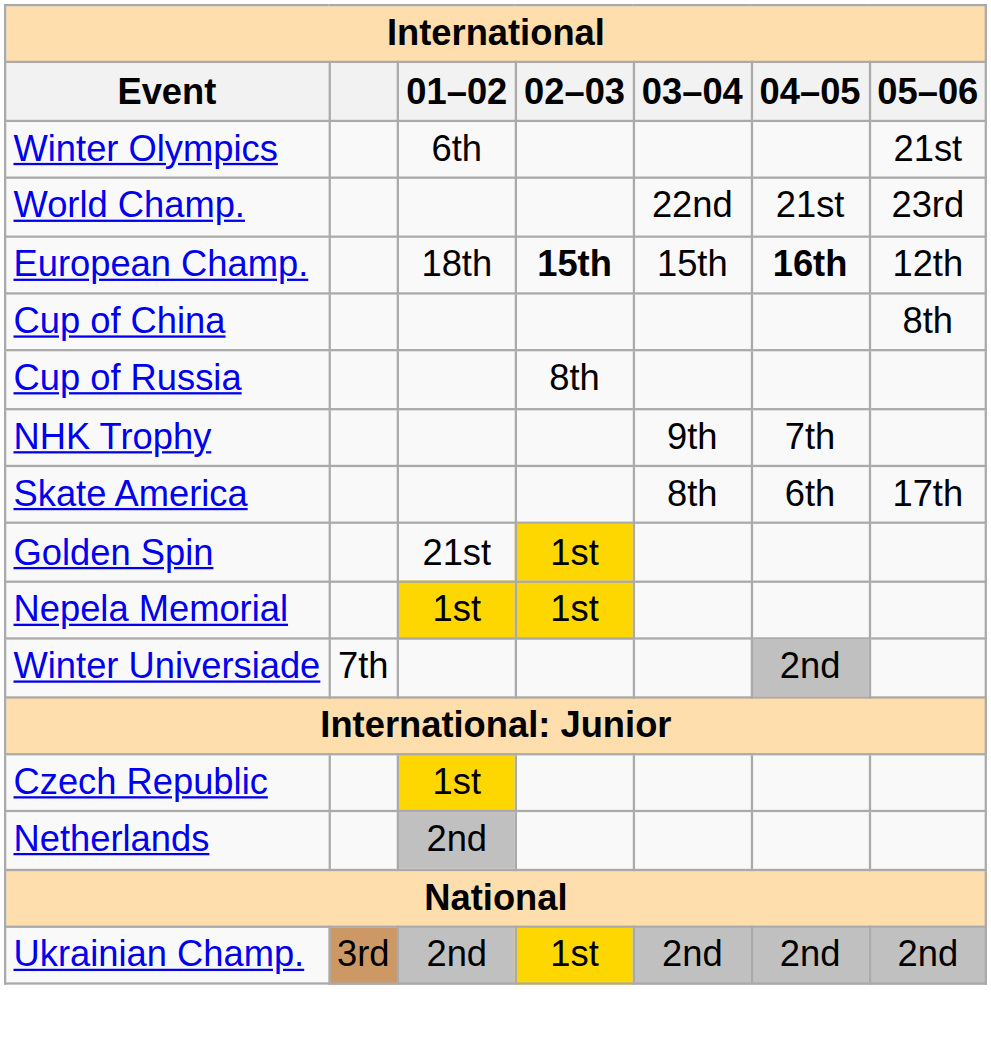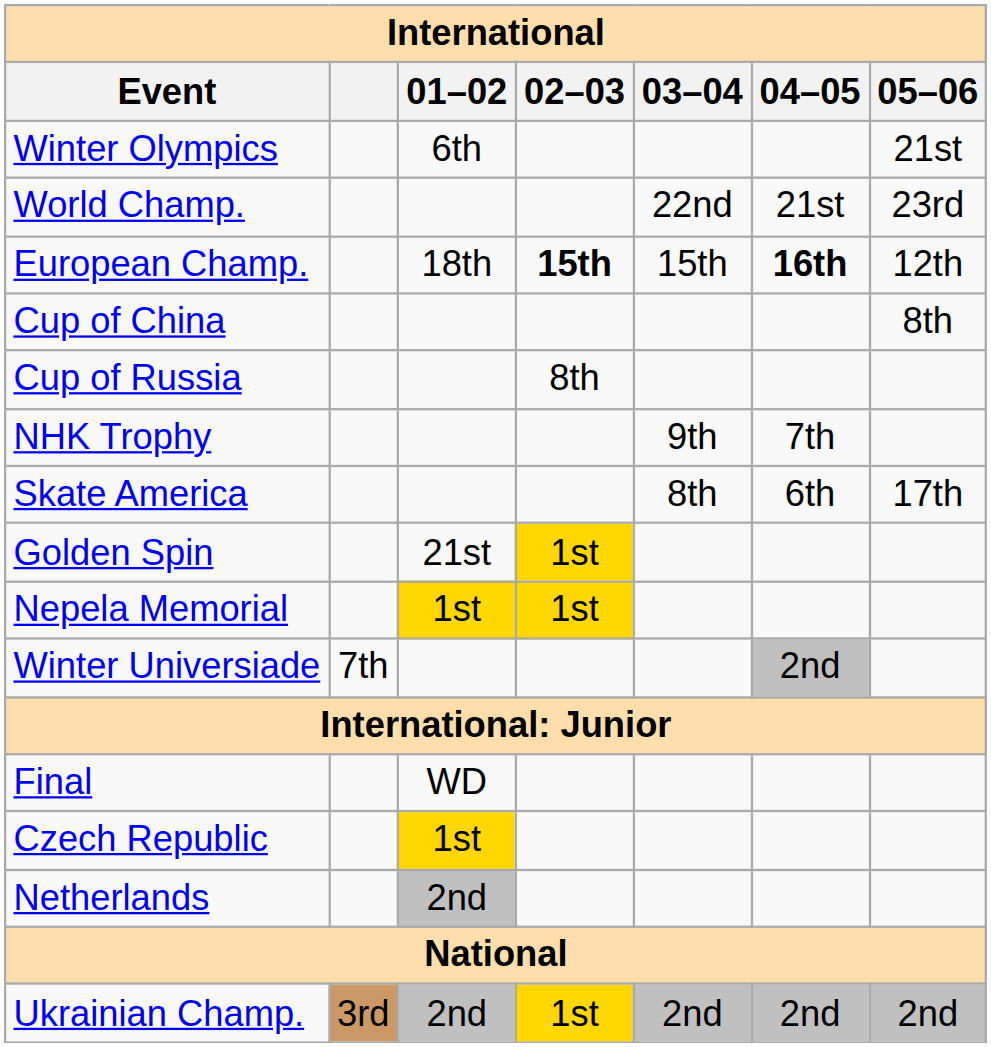+ row: (53, 782)
